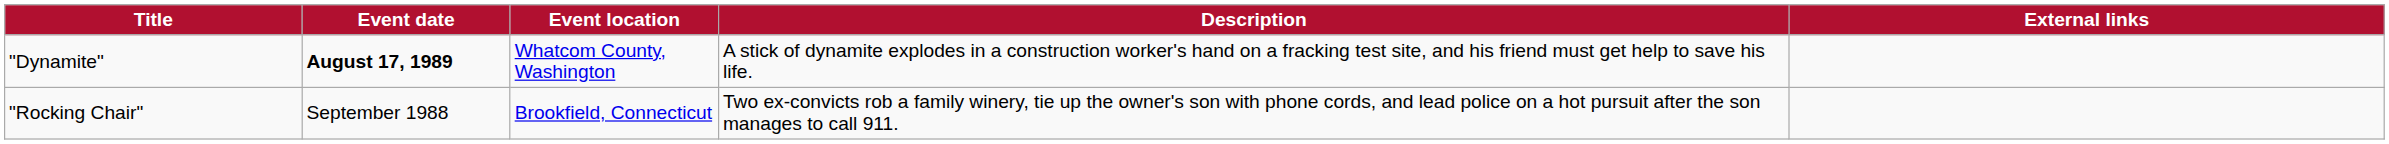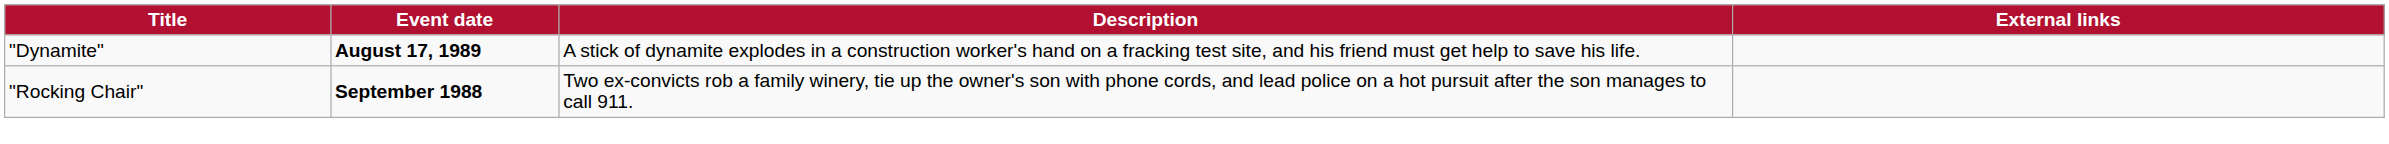- column: (614, 19)
(377, 113) normal -> (409, 91) bold
